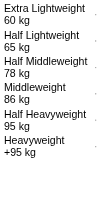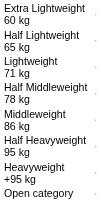+ row: (31, 67)
+ row: (39, 193)
